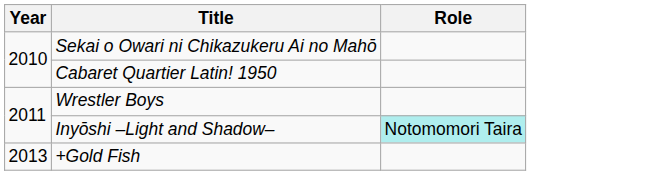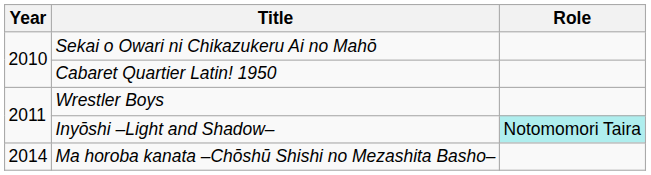- row: (98, 156)
+ row: (275, 156)
